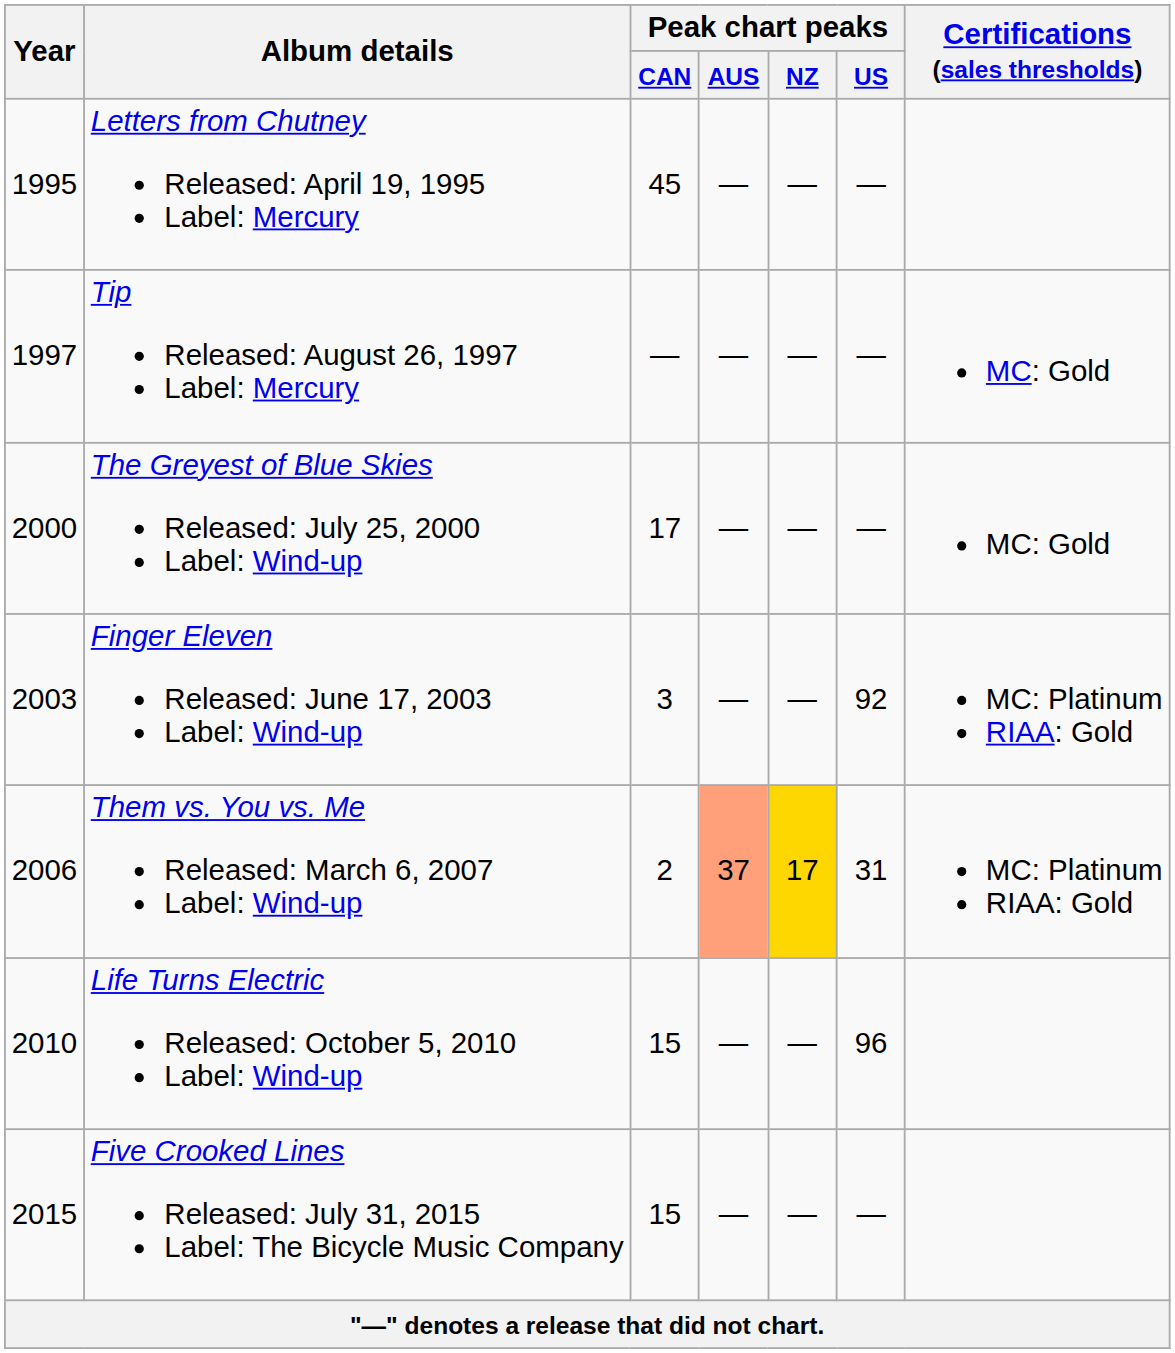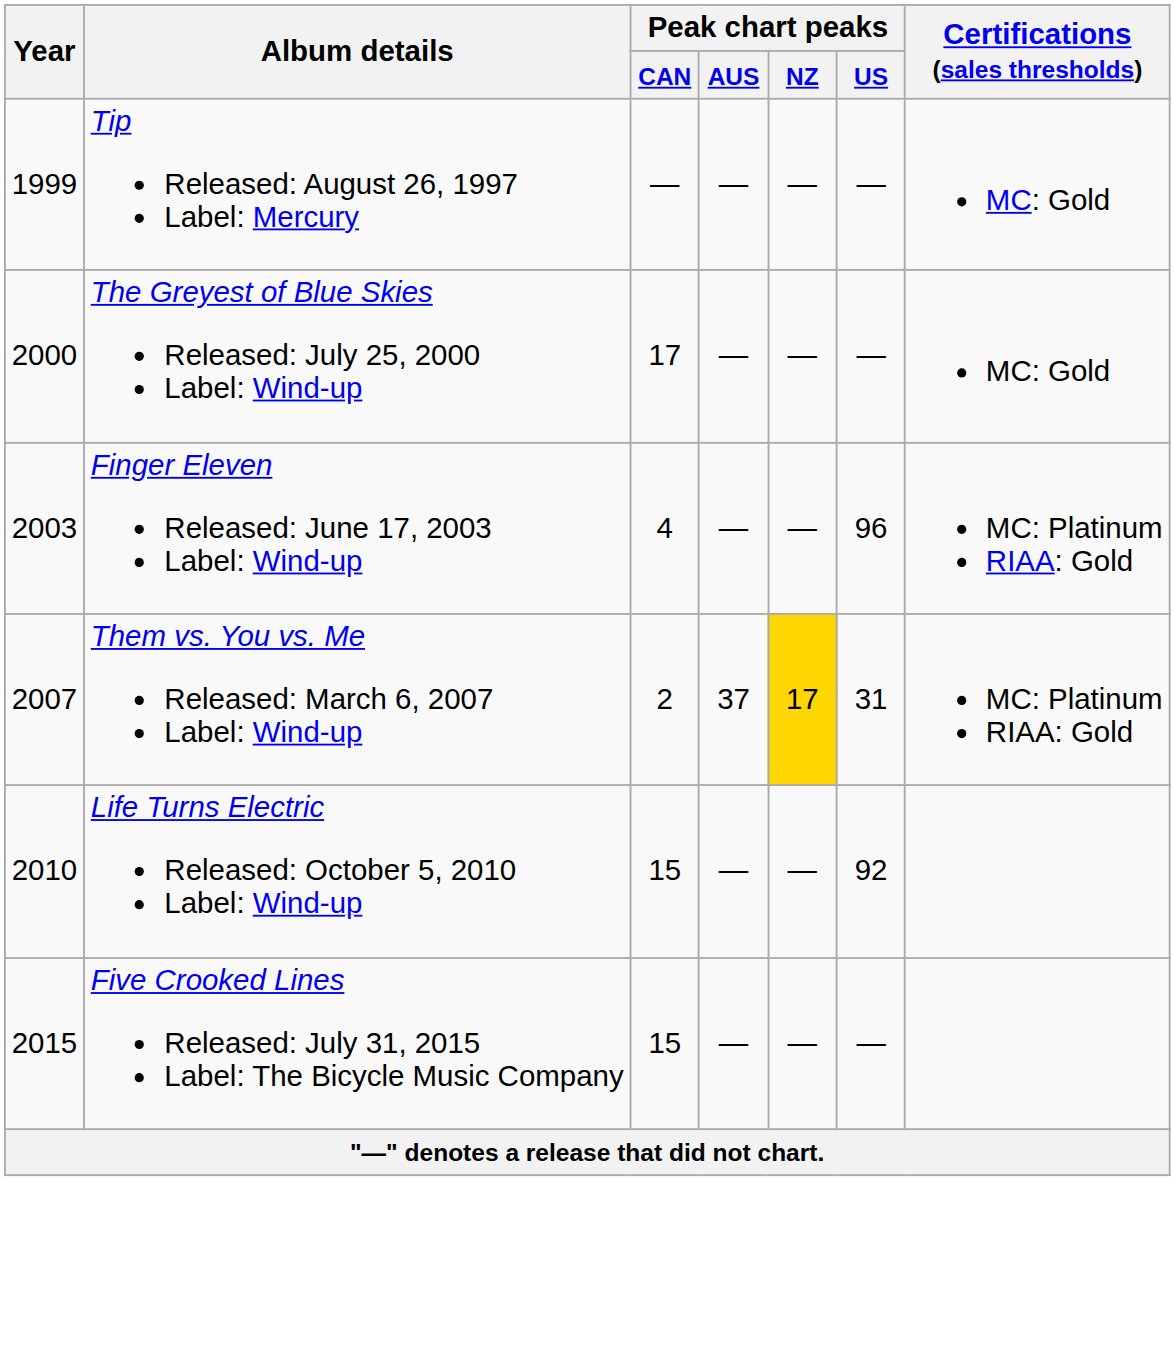- row: (357, 169)
(44, 355) 1997 -> (44, 183) 1999
(665, 699) 3 -> (665, 527) 4
(871, 699) 92 -> (871, 527) 96
(44, 871) 2006 -> (44, 699) 2007
(734, 871) lightsalmon background -> (734, 699) no background
(871, 1042) 96 -> (871, 871) 92
